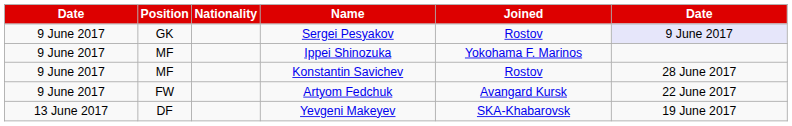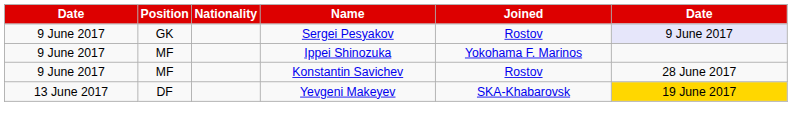- row: (348, 92)
(699, 111) no background -> (699, 92) gold background
